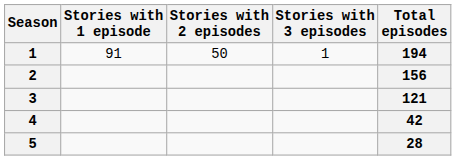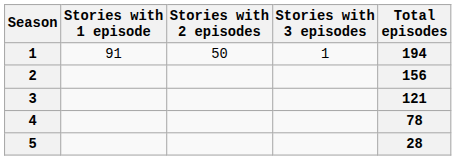(414, 121) 42 -> (414, 121) 78
